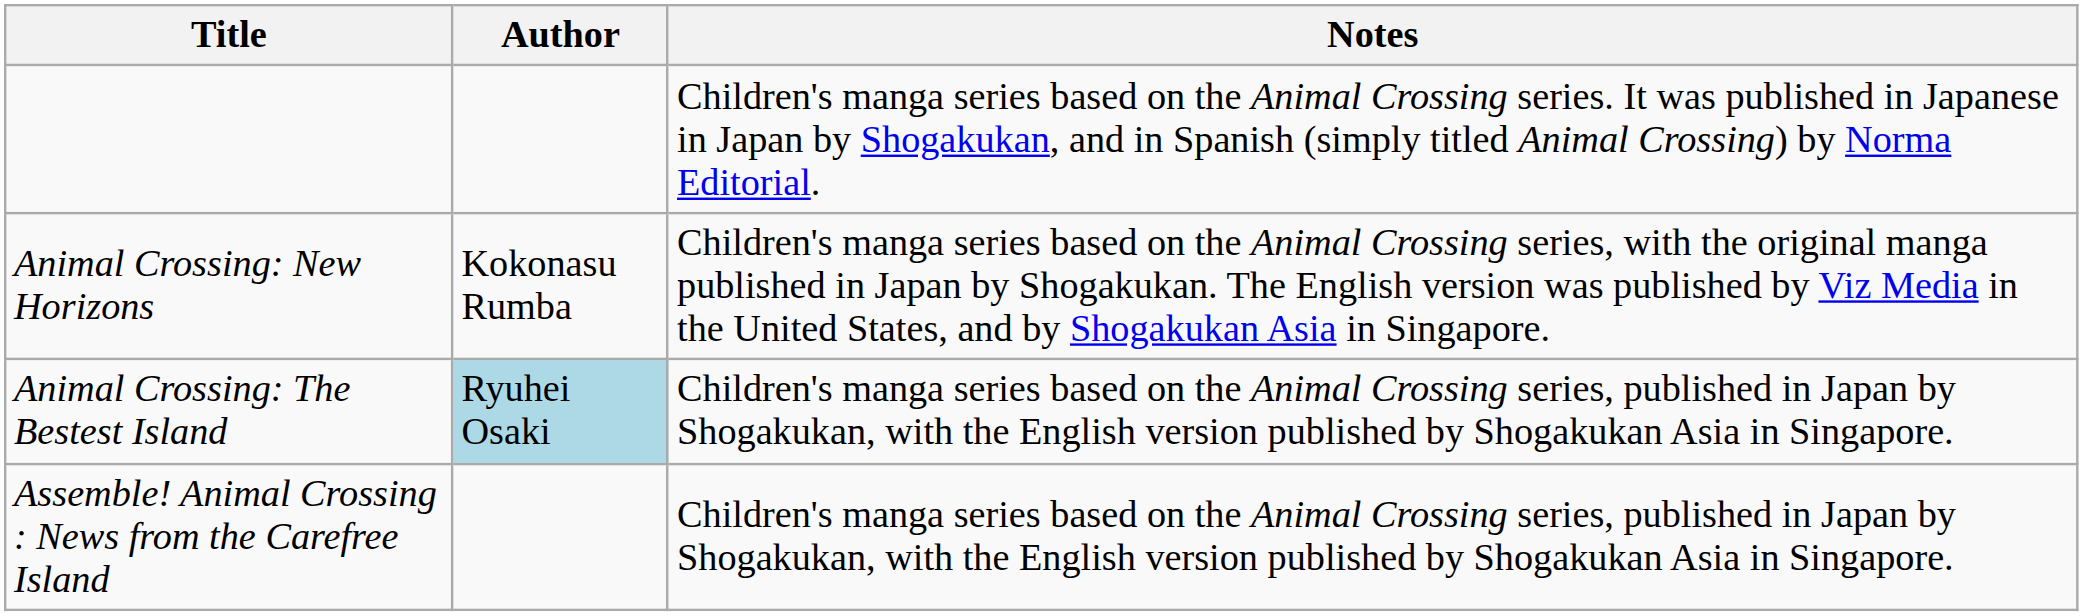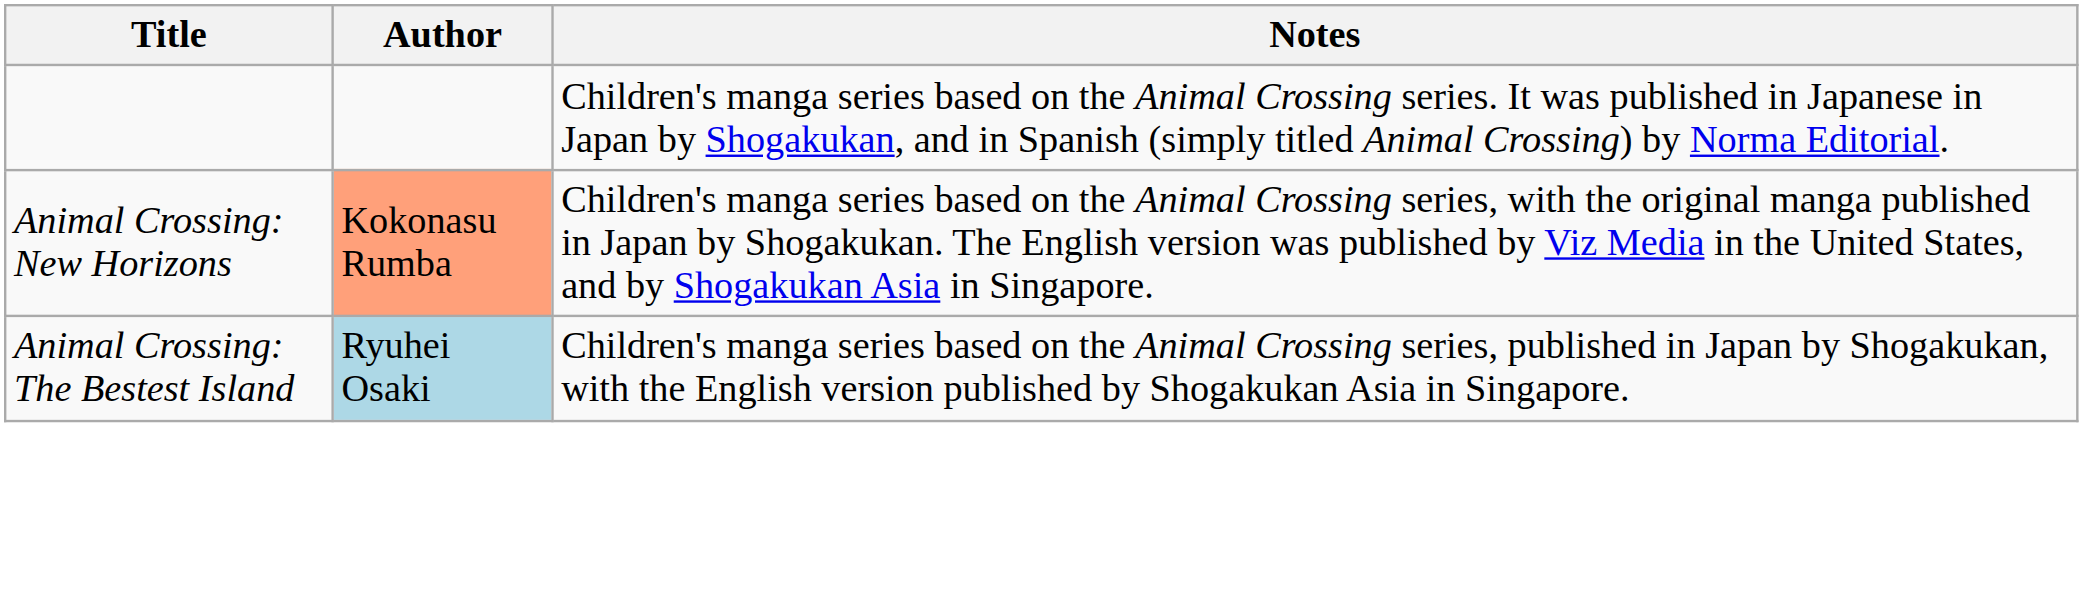(539, 285) no background -> (419, 242) lightsalmon background
- row: (225, 535)
